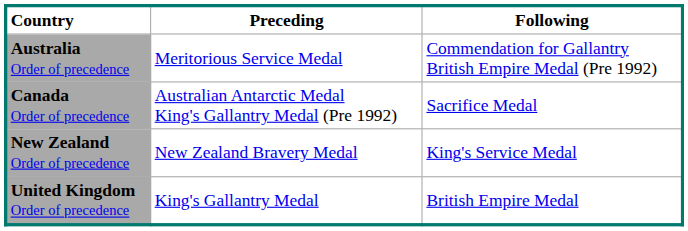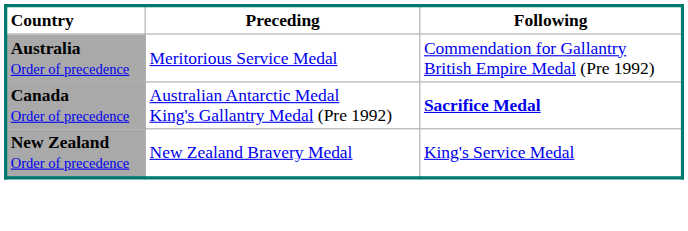(482, 105) normal -> (482, 105) bold
- row: (73, 199)
